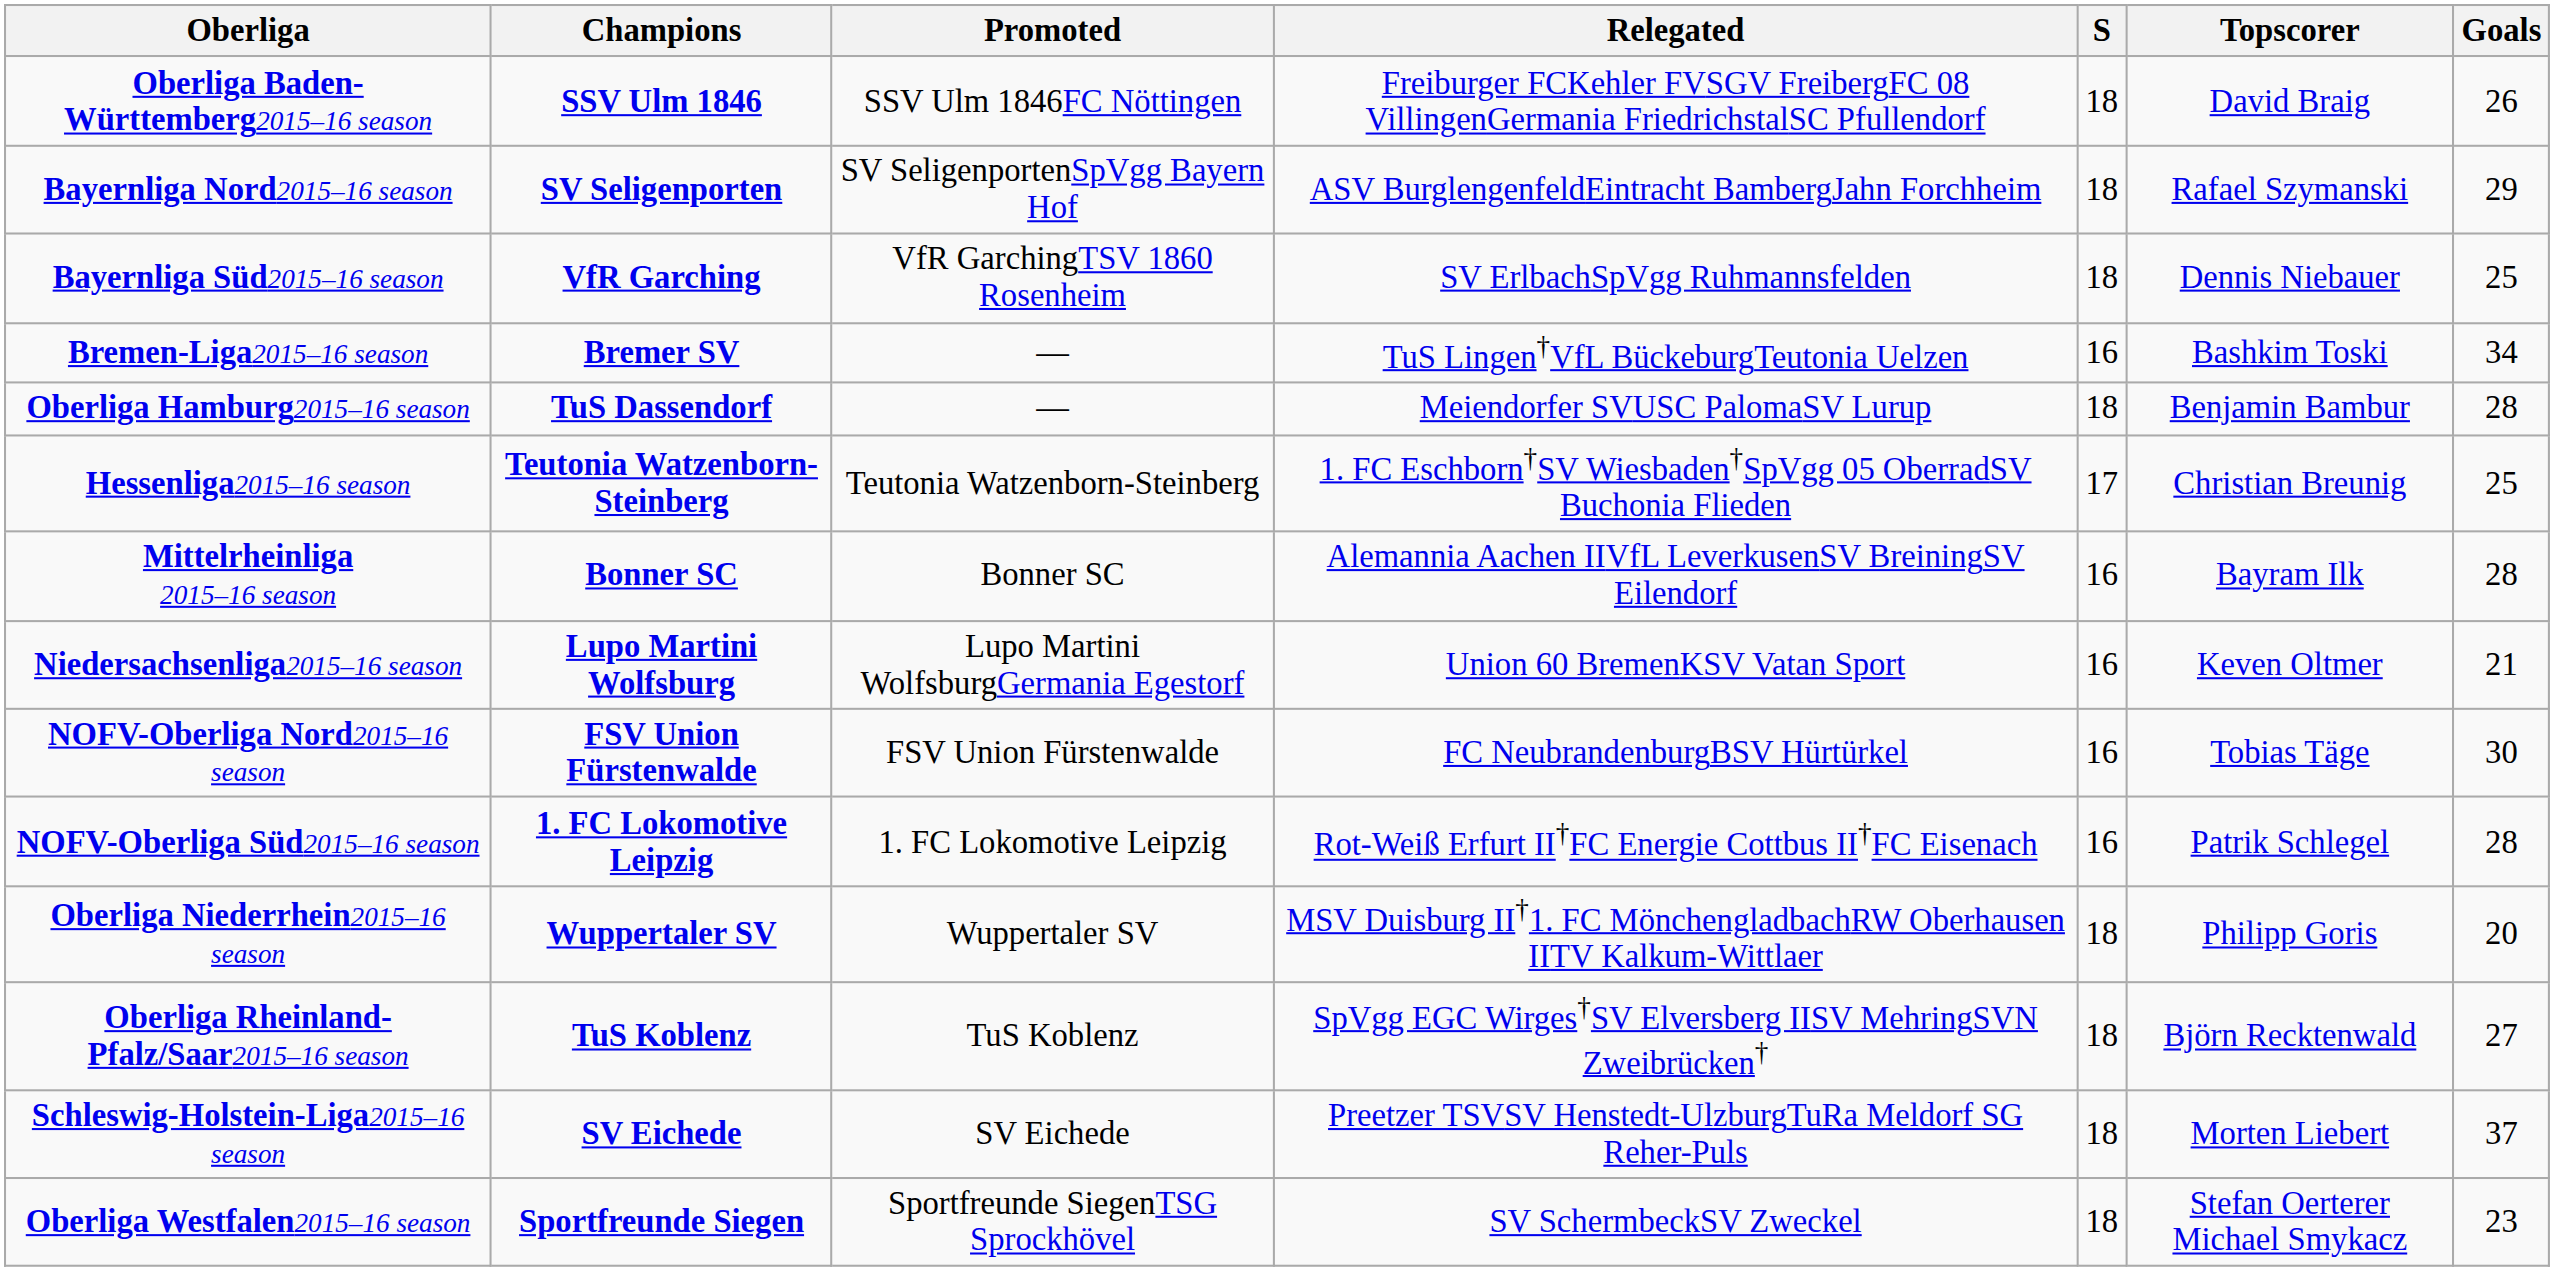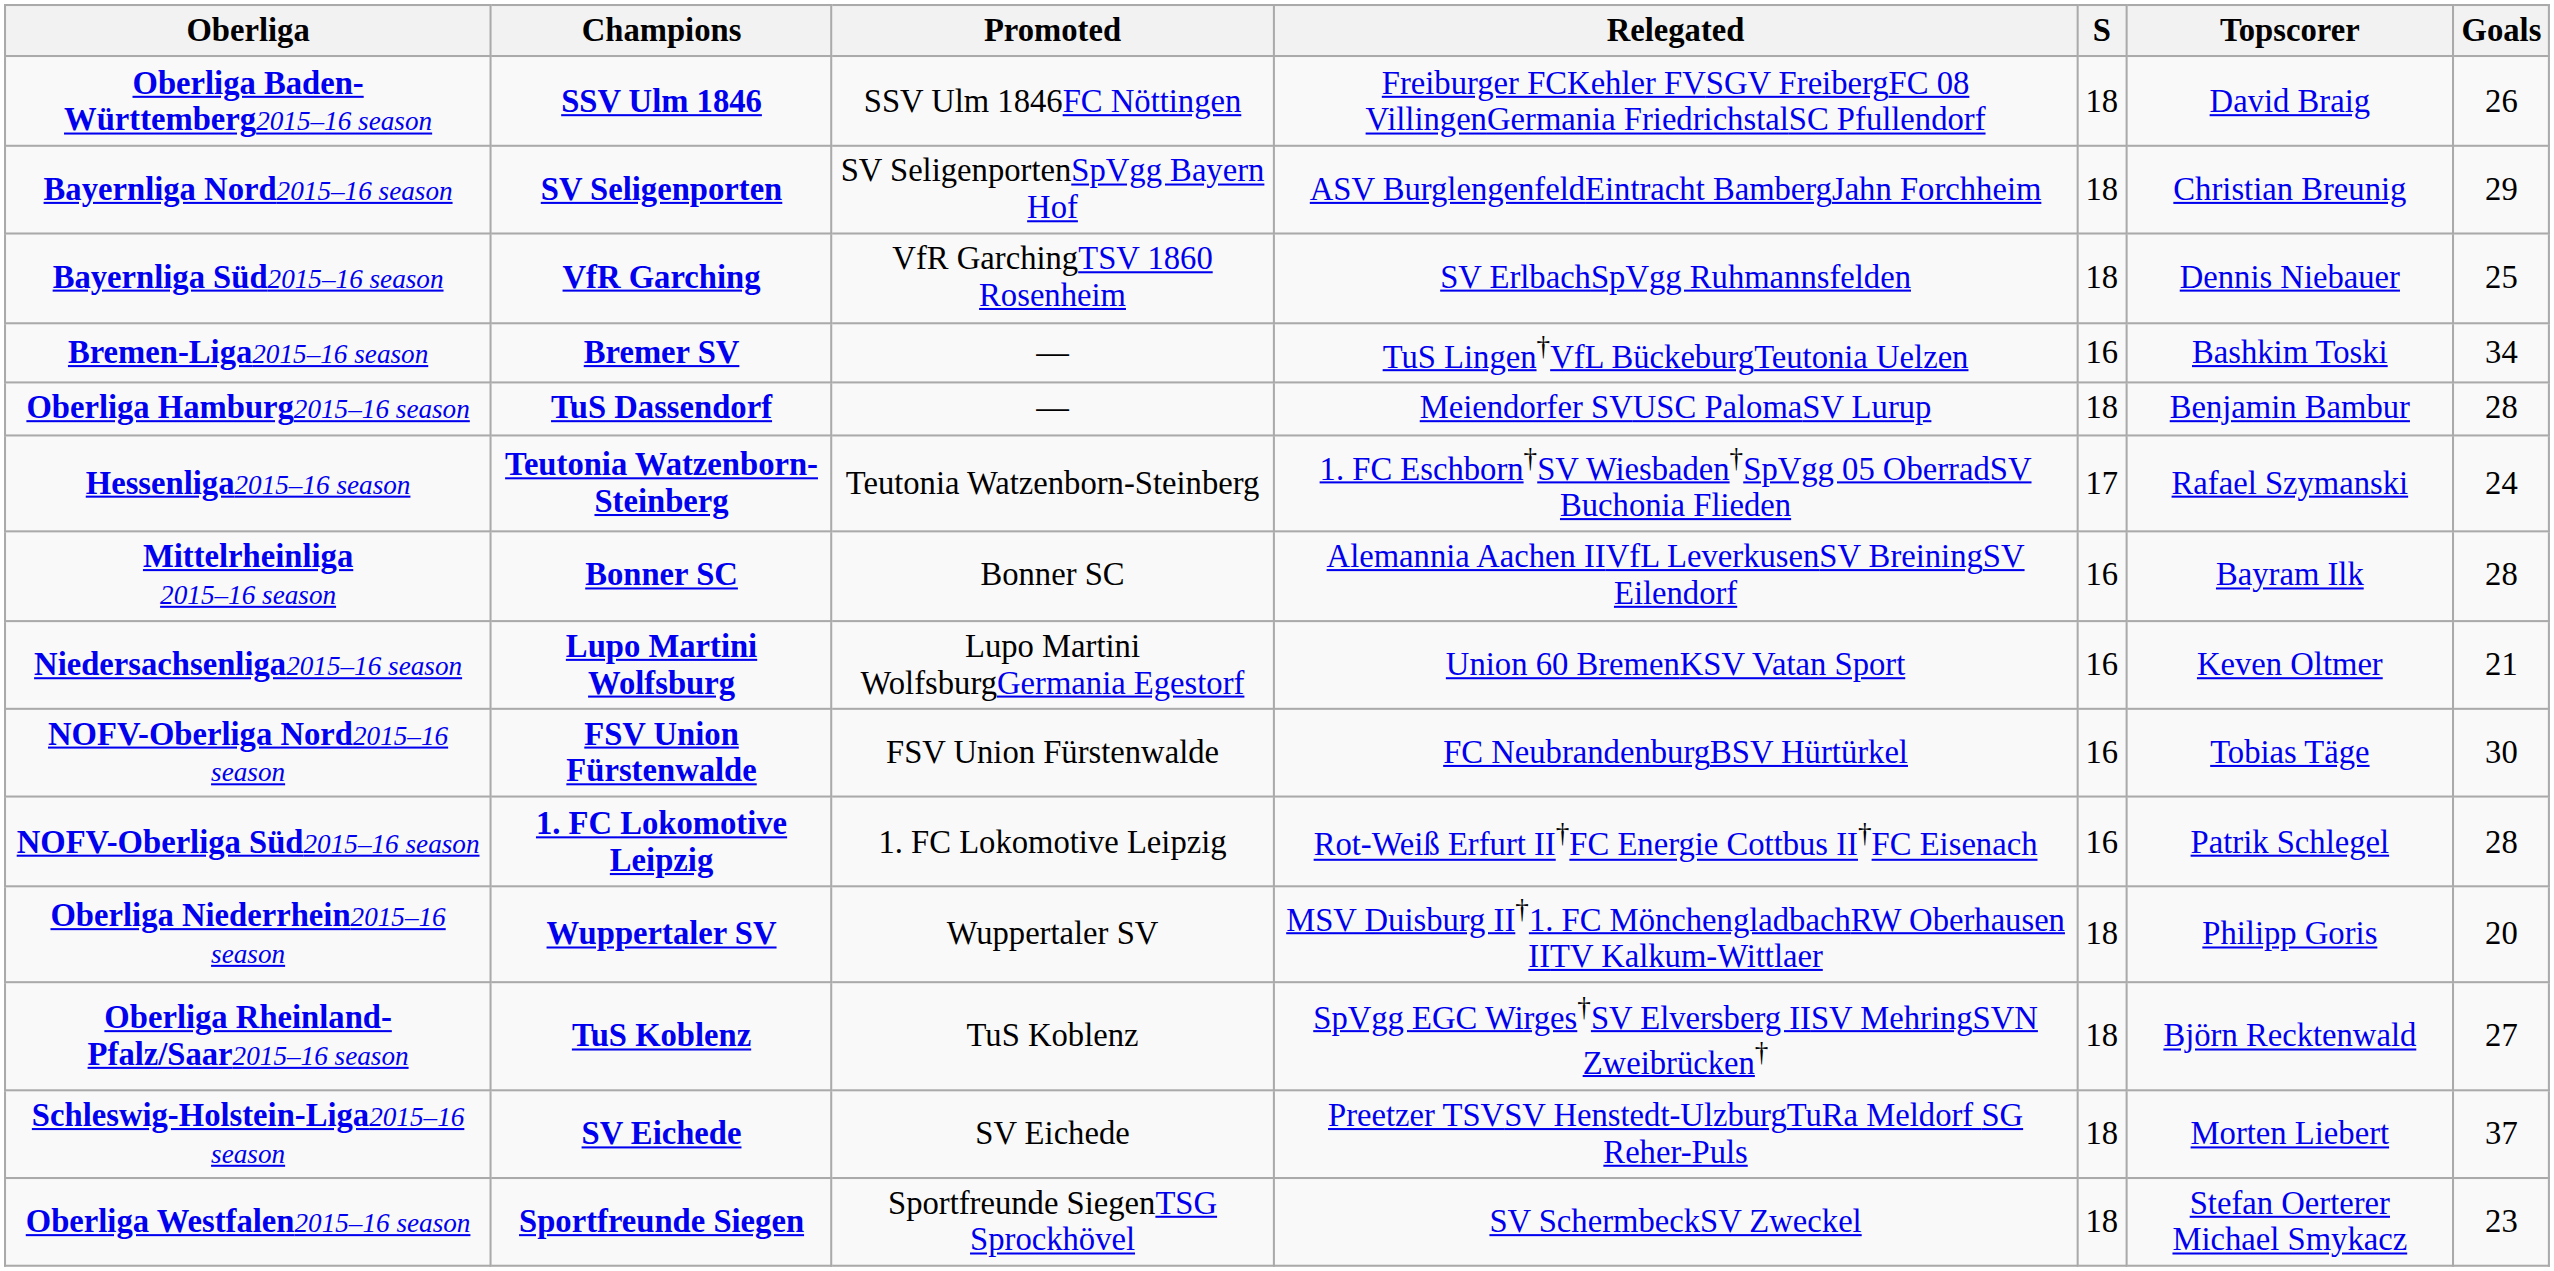(2290, 188) Rafael Szymanski -> (2290, 188) Christian Breunig
(2290, 482) Christian Breunig -> (2290, 482) Rafael Szymanski
(2501, 482) 25 -> (2501, 482) 24
